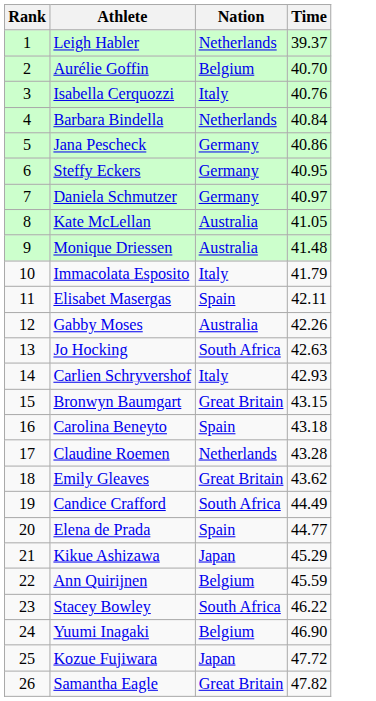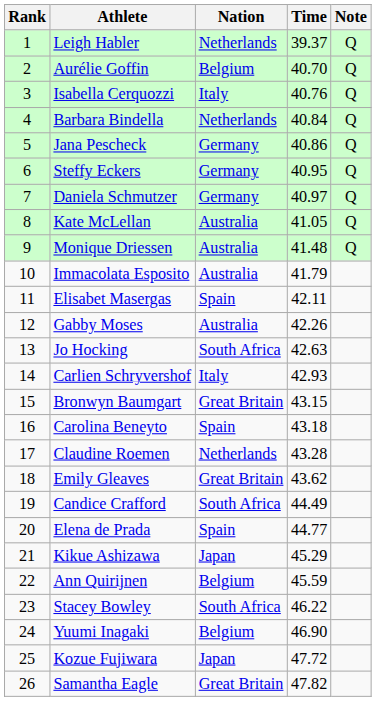+ column: (351, 17)
(213, 273) Italy -> (228, 273) Australia
